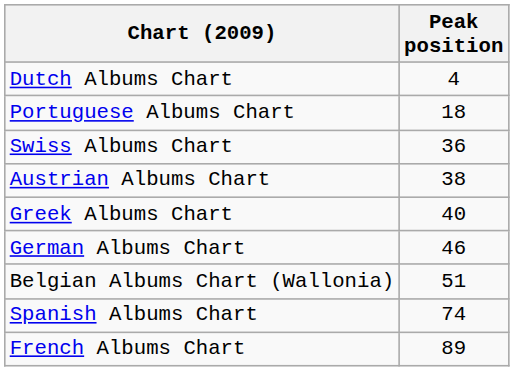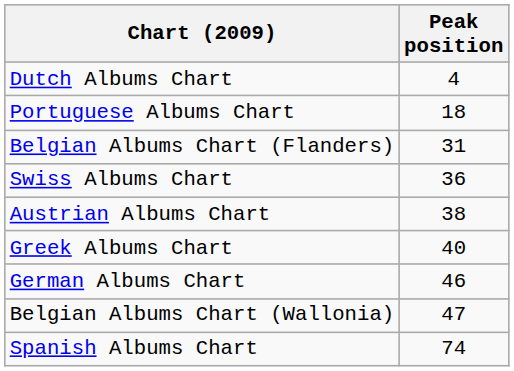+ row: (202, 147)
(454, 281) 51 -> (454, 315) 47
- row: (128, 349)
